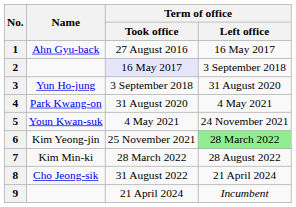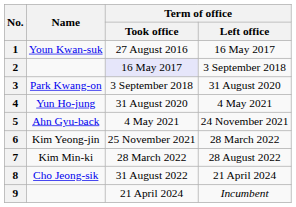(66, 49) Ahn Gyu-back -> (66, 49) Youn Kwan-suk
(66, 85) Yun Ho-jung -> (66, 85) Park Kwang-on
(66, 103) Park Kwang-on -> (66, 103) Yun Ho-jung
(66, 121) Youn Kwan-suk -> (66, 121) Ahn Gyu-back
(245, 139) lightgreen background -> (245, 139) no background
